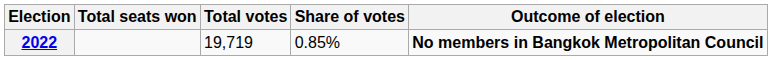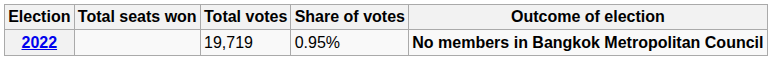(317, 42) 0.85% -> (317, 42) 0.95%
